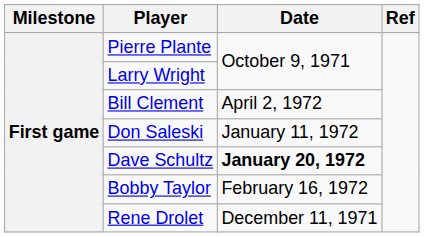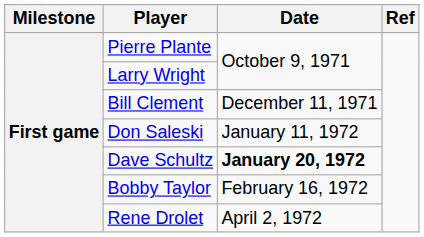(272, 103) April 2, 1972 -> (299, 103) December 11, 1971
(299, 217) December 11, 1971 -> (272, 217) April 2, 1972
